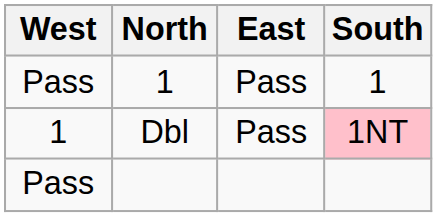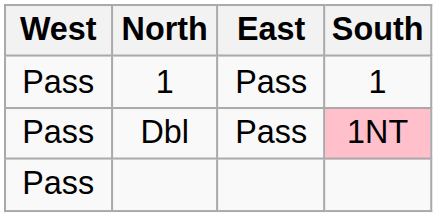(58, 132) 1 -> (58, 132) Pass
